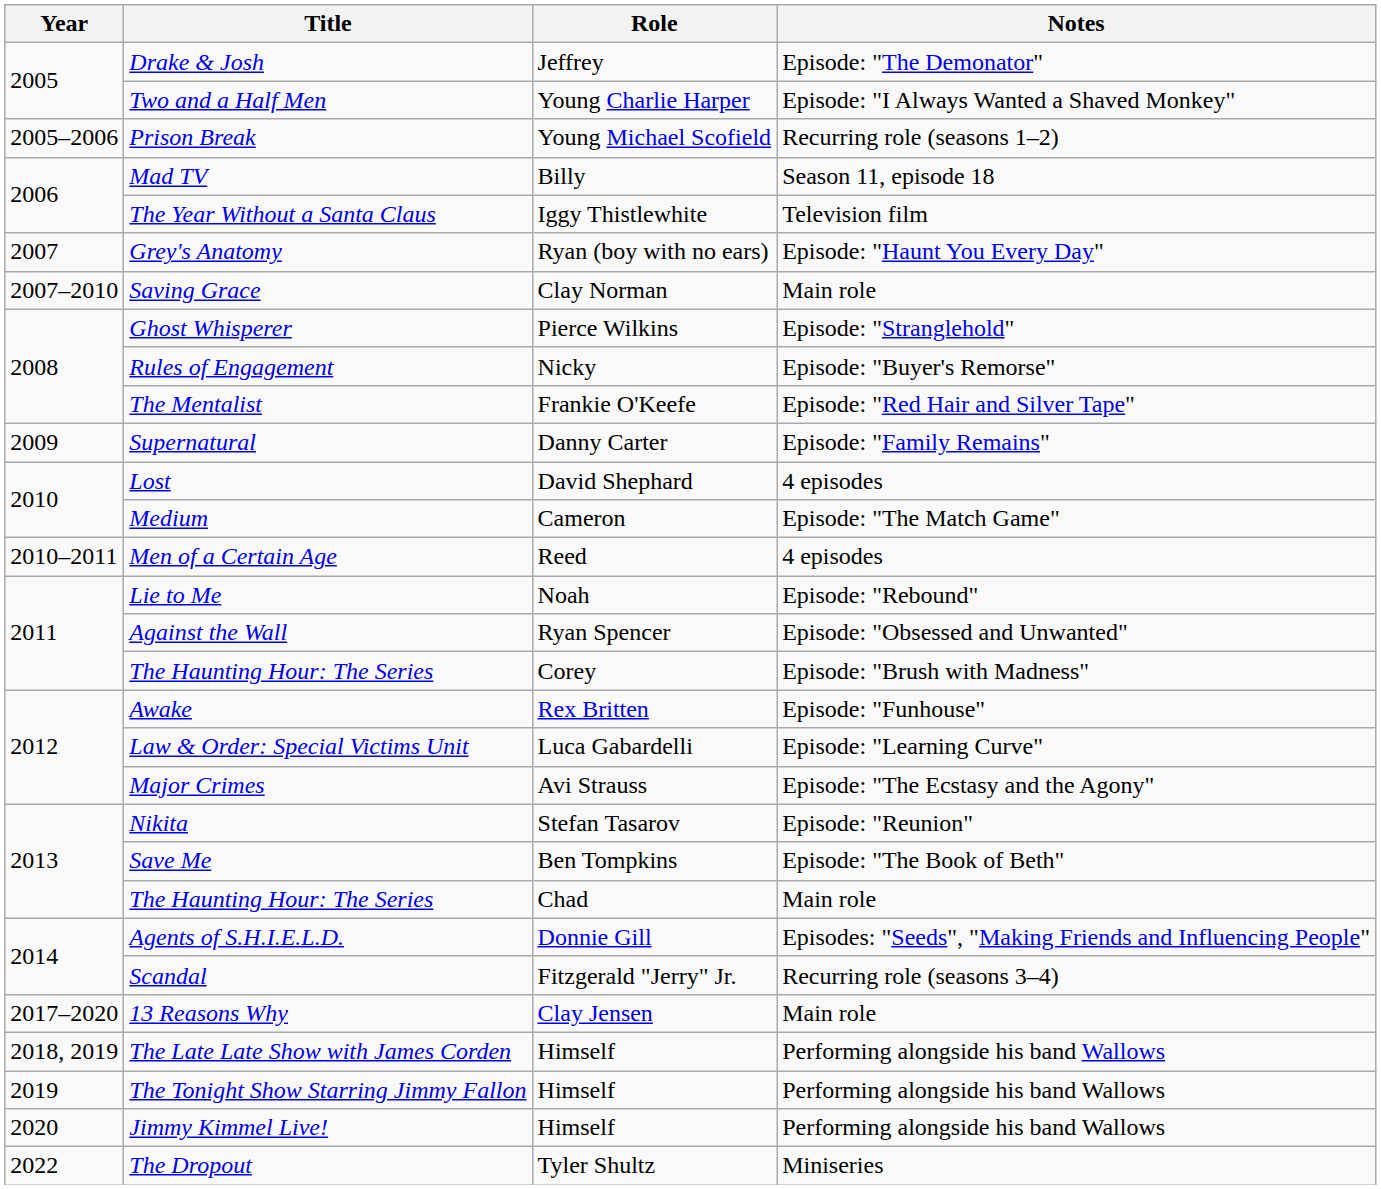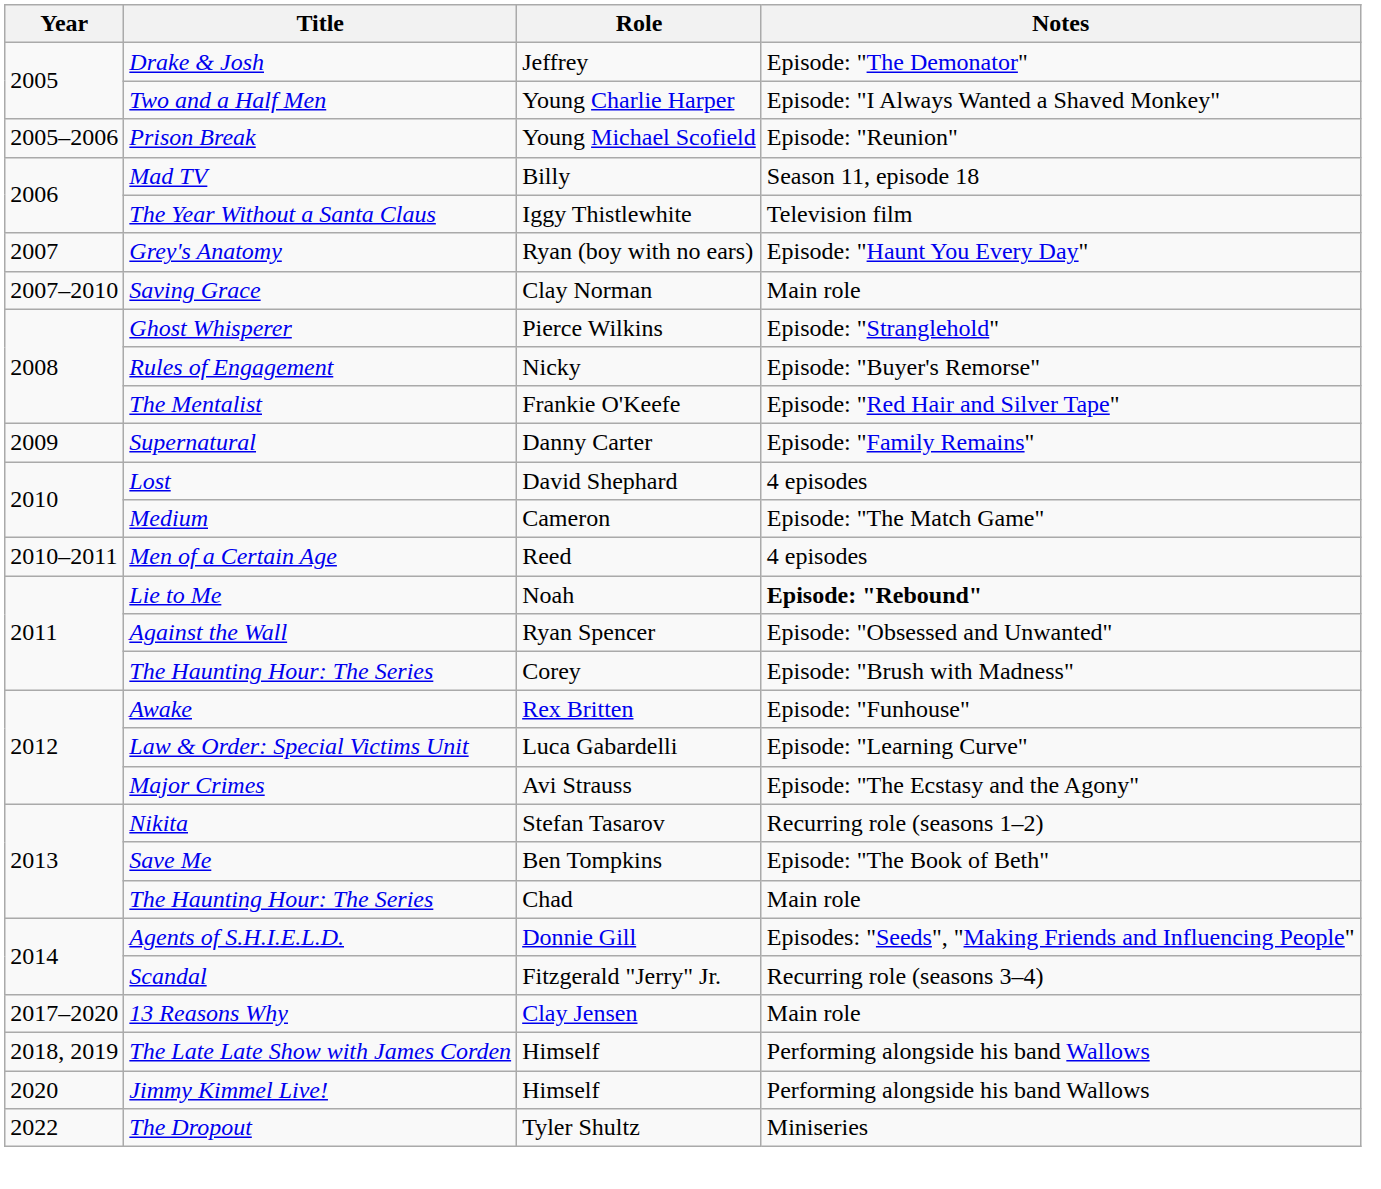(920, 137) Recurring role (seasons 1–2) -> (862, 137) Episode: "Reunion"
(880, 594) normal -> (874, 594) bold
(878, 822) Episode: "Reunion" -> (905, 822) Recurring role (seasons 1–2)
- row: (328, 1089)
